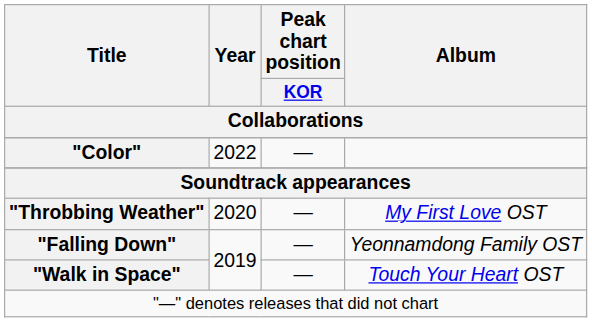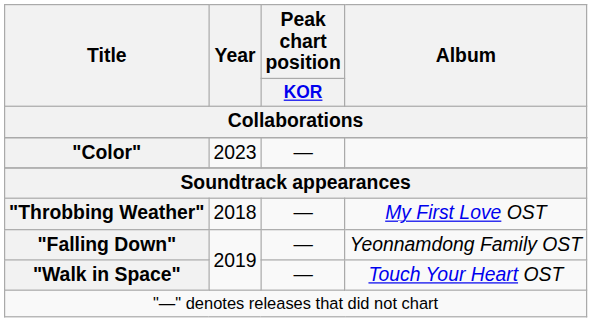(235, 152) 2022 -> (235, 152) 2023
(235, 213) 2020 -> (235, 213) 2018
